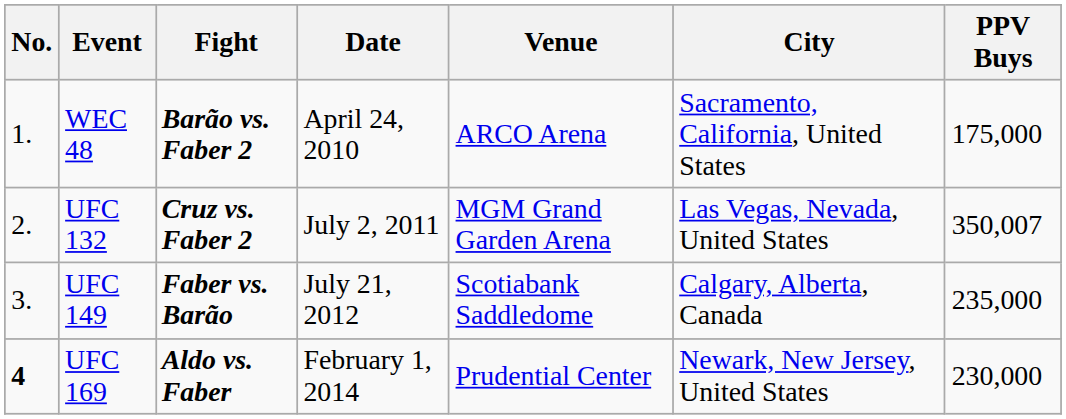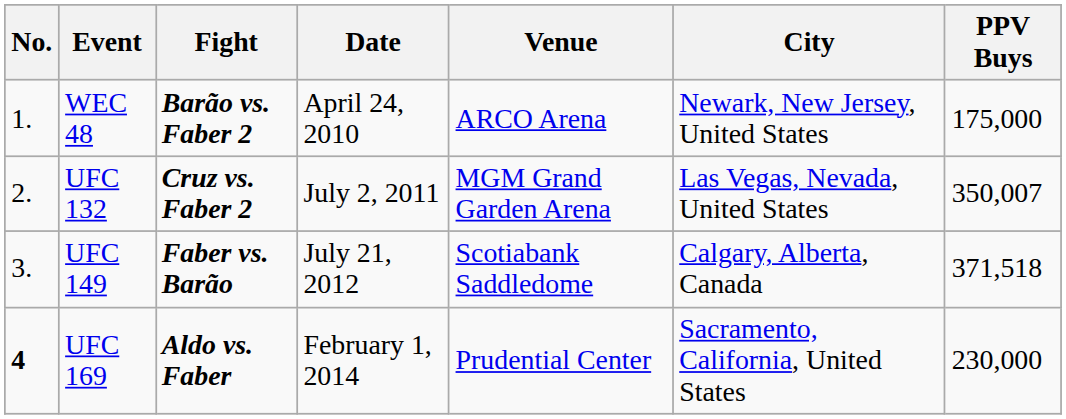(781, 133) Sacramento, California, United States -> (797, 117) Newark, New Jersey, United States
(997, 299) 235,000 -> (997, 268) 371,518
(797, 375) Newark, New Jersey, United States -> (781, 359) Sacramento, California, United States
